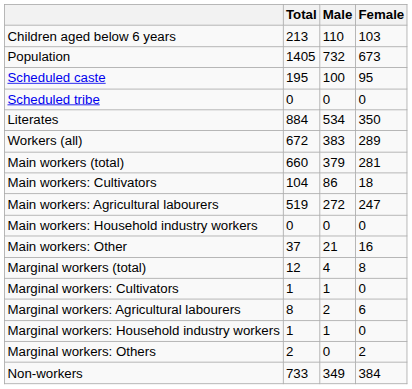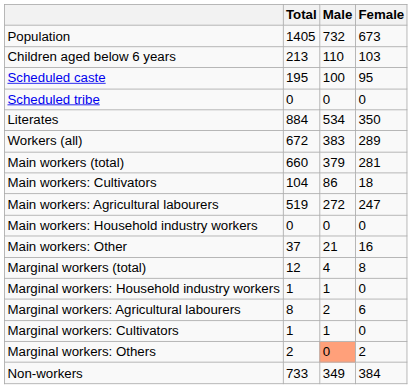rows swapped: (39, 57) <-> (92, 36)
rows swapped: (93, 288) <-> (144, 330)
(326, 352) no background -> (326, 352) lightsalmon background
